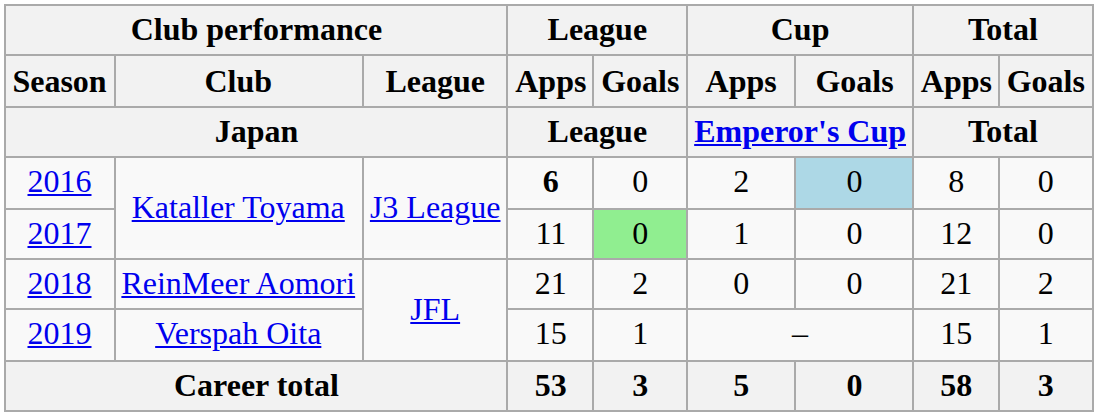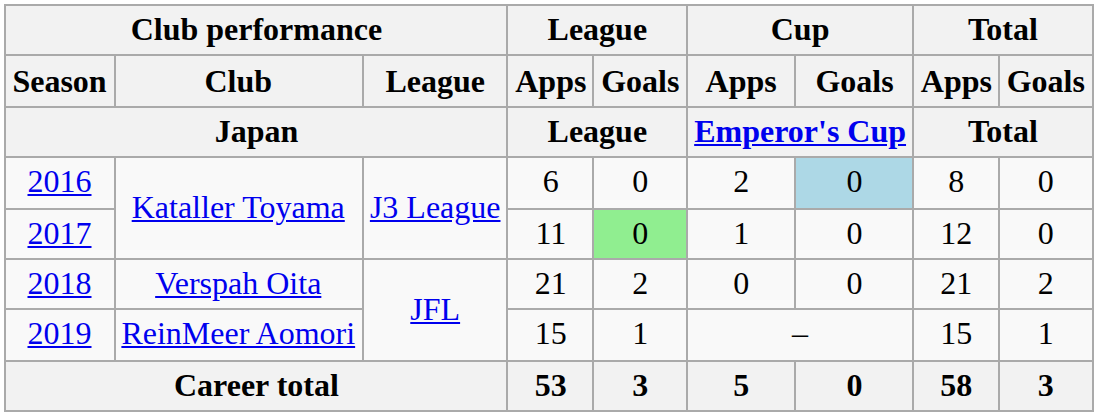(551, 182) bold -> (551, 182) normal
(238, 283) ReinMeer Aomori -> (238, 283) Verspah Oita
(238, 334) Verspah Oita -> (238, 334) ReinMeer Aomori
